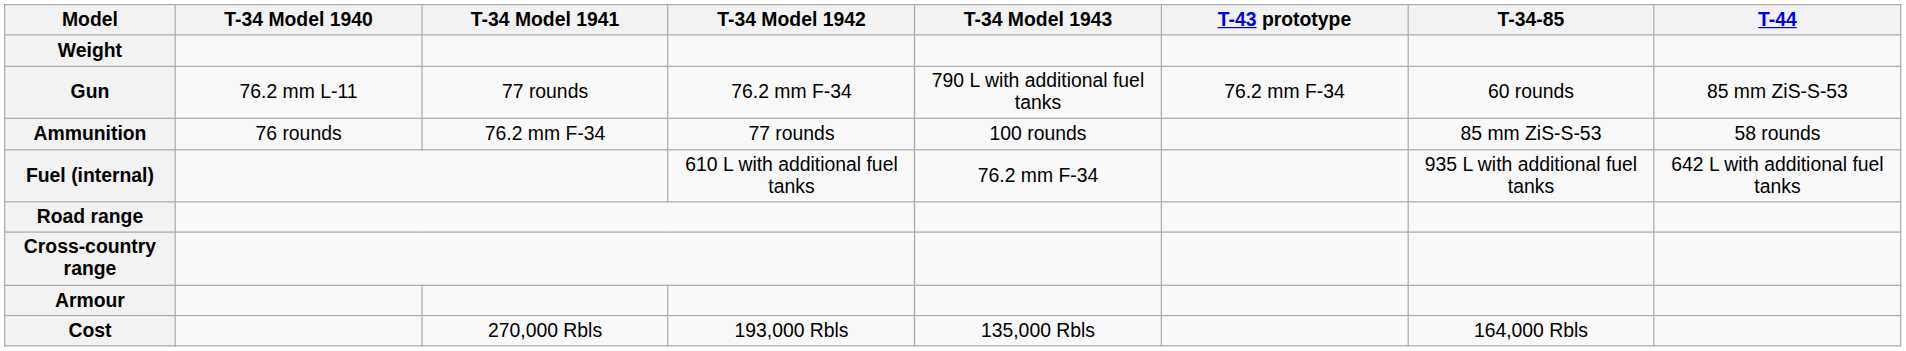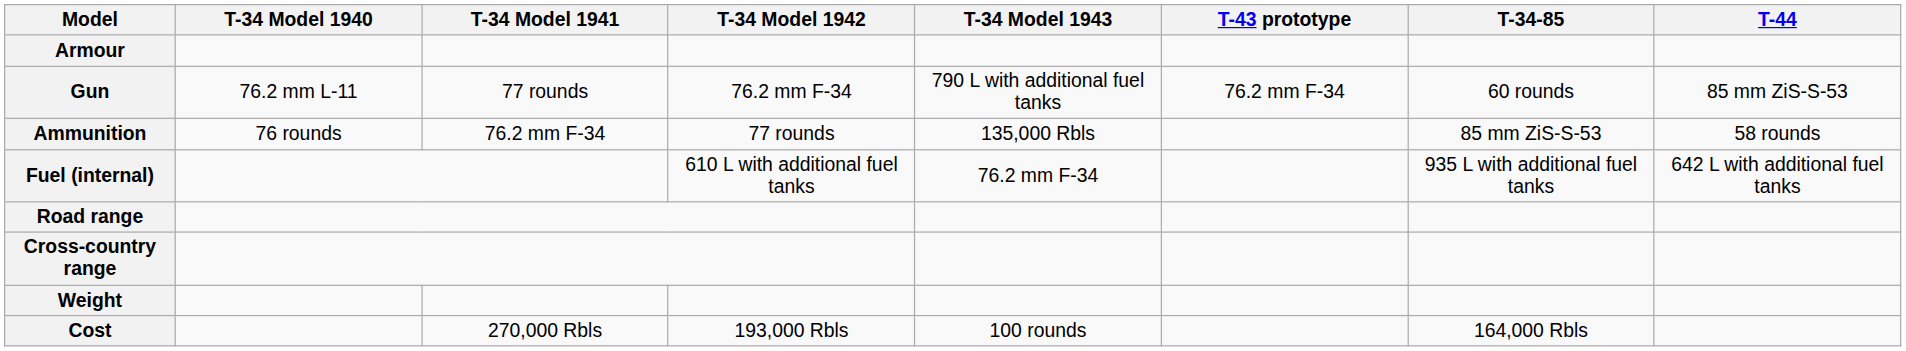rows swapped: (90, 50) <-> (90, 300)
(1038, 133) 100 rounds -> (1038, 133) 135,000 Rbls
(1038, 330) 135,000 Rbls -> (1038, 330) 100 rounds
